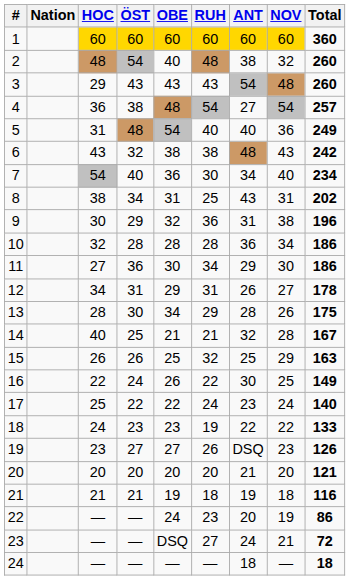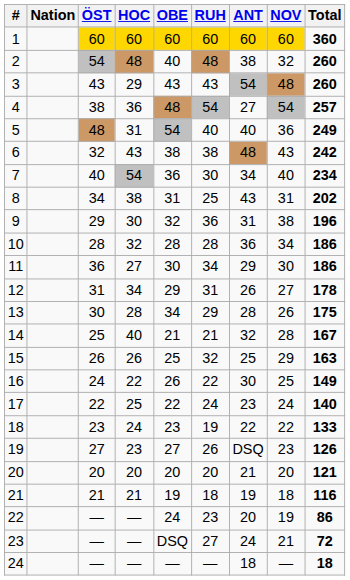columns swapped: (135, 15) <-> (98, 15)
